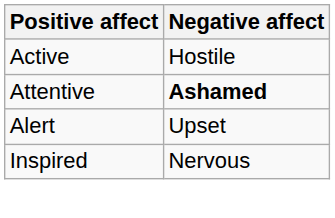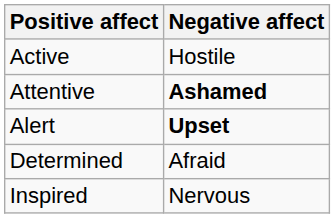(197, 126) normal -> (199, 126) bold
+ row: (66, 160)
